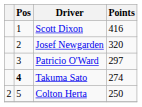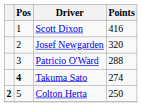(116, 61) 297 -> (116, 61) 288
(9, 94) normal -> (9, 94) bold
